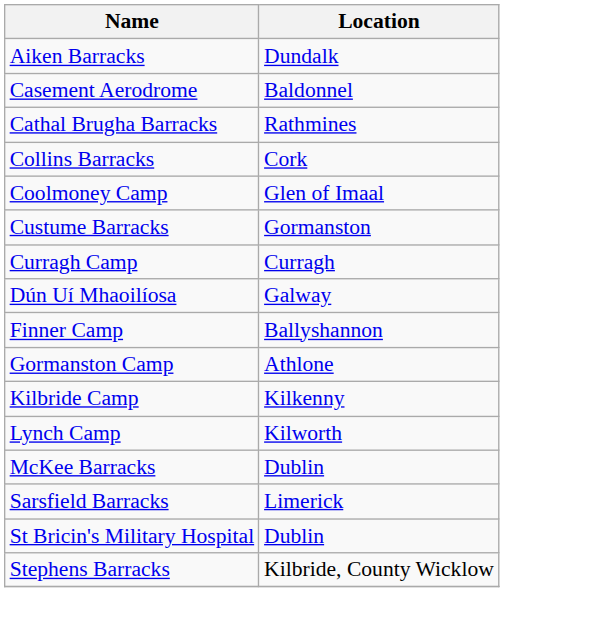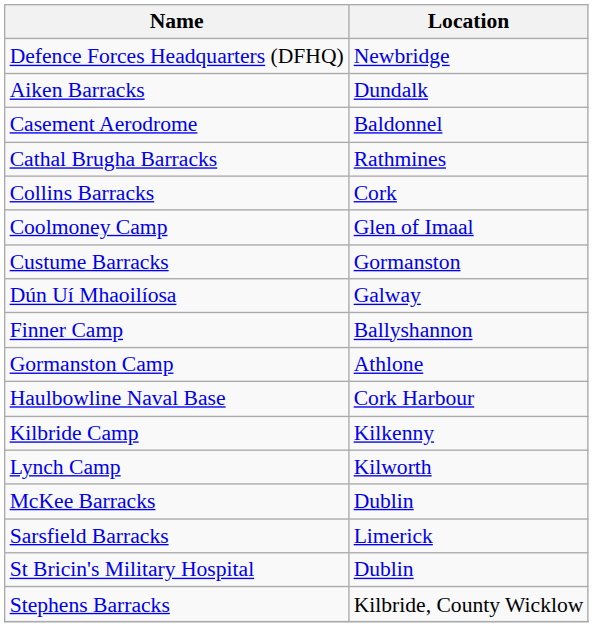+ row: (177, 55)
- row: (74, 261)
+ row: (118, 398)
